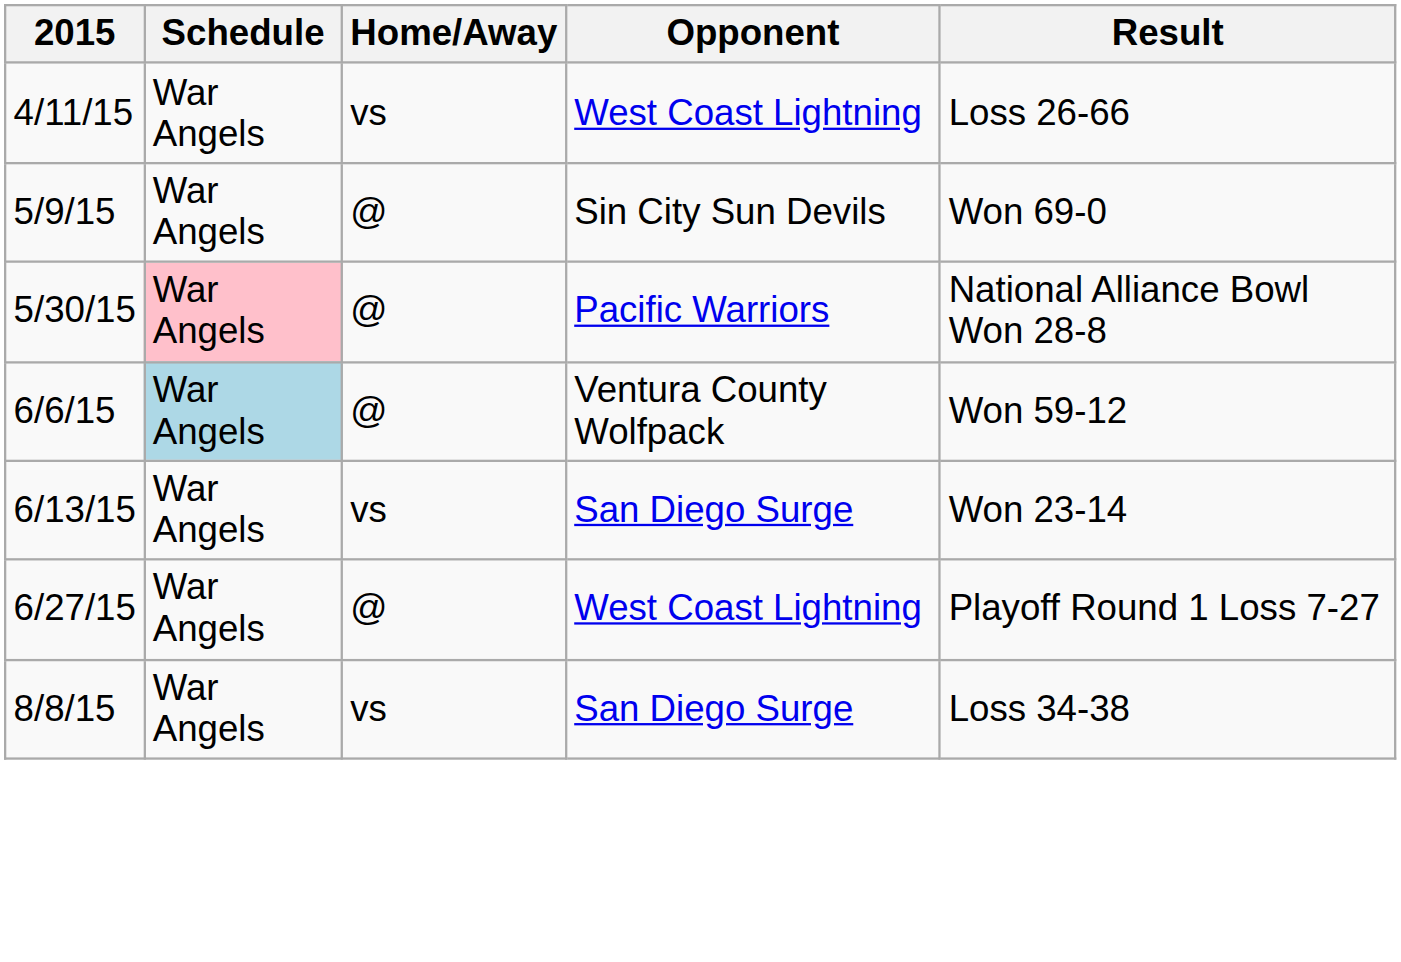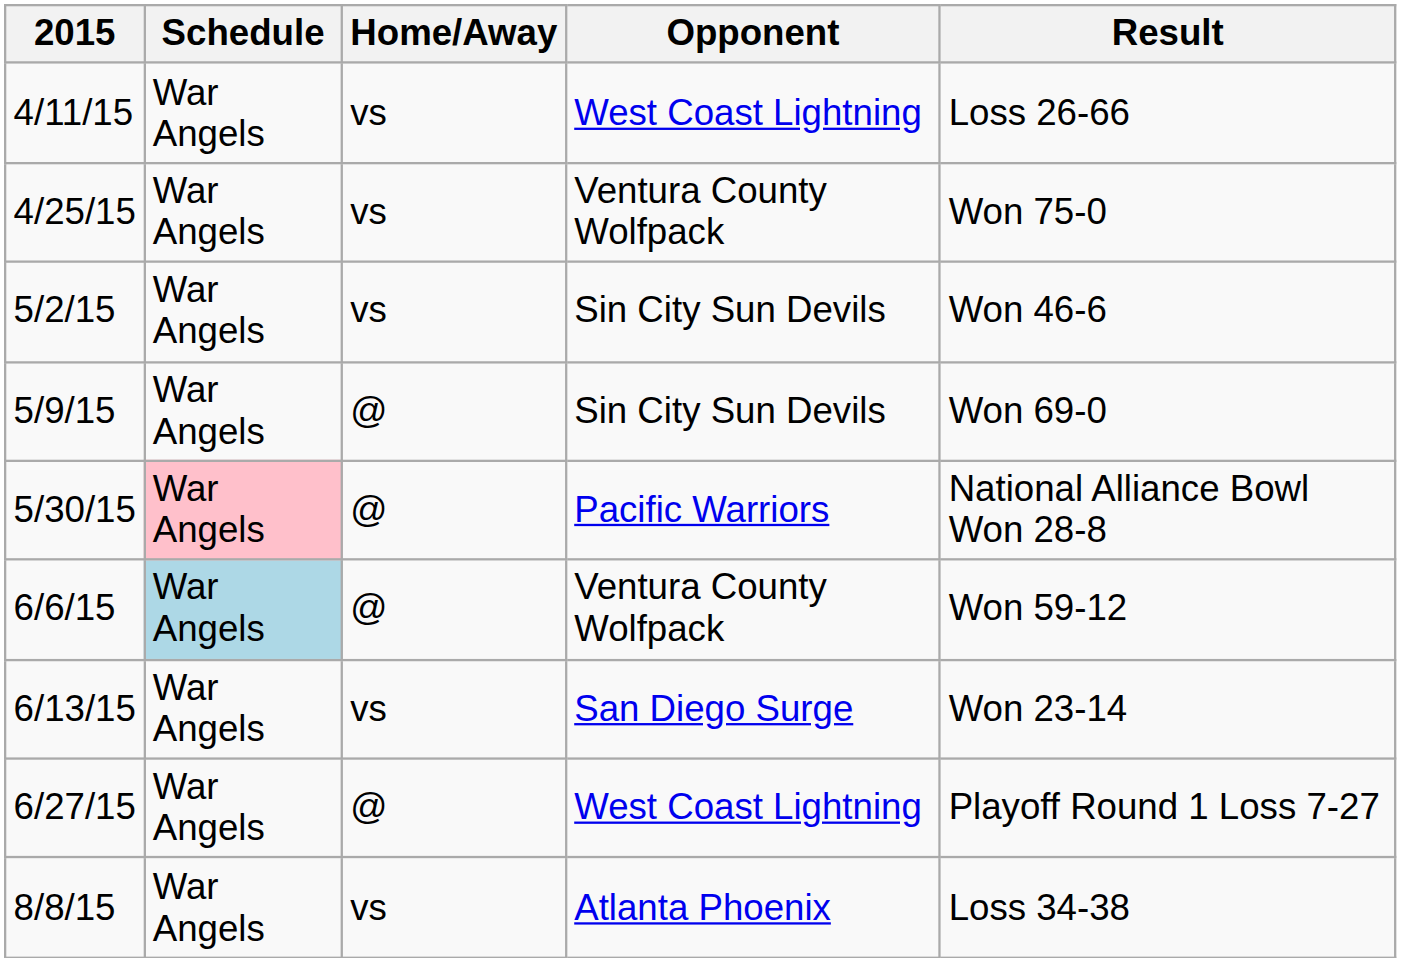+ row: (75, 211)
+ row: (65, 310)
(714, 708) San Diego Surge -> (703, 906) Atlanta Phoenix
